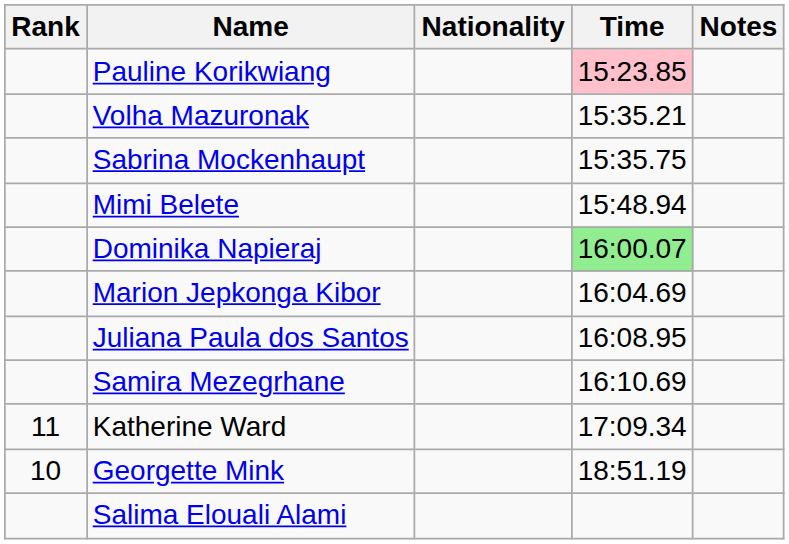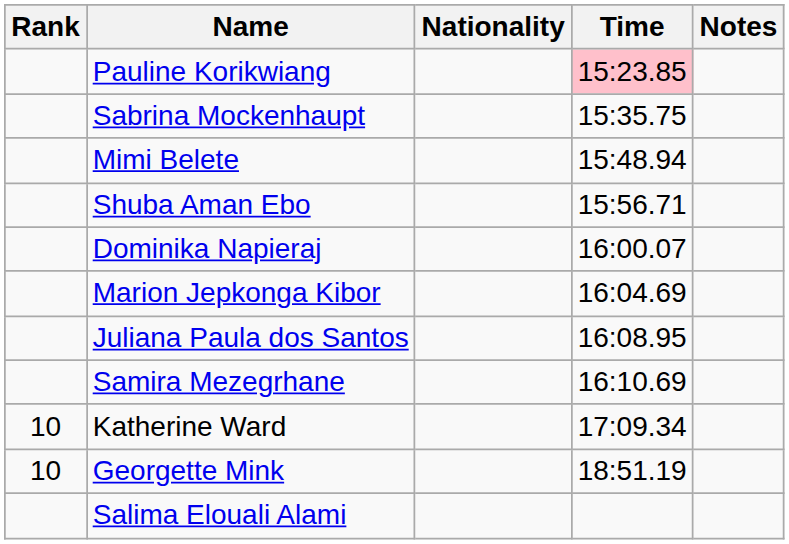- row: (201, 115)
+ row: (202, 204)
(632, 248) lightgreen background -> (632, 248) no background
(46, 426) 11 -> (46, 426) 10
